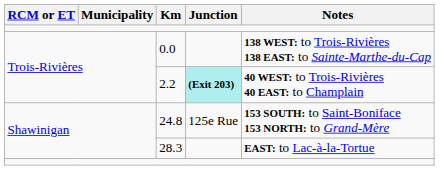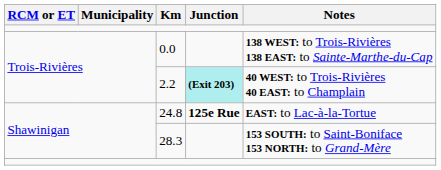(213, 120) normal -> (214, 112) bold
(322, 120) 153 SOUTH: to Saint-Boniface 153 NORTH: to Grand-Mère -> (311, 112) EAST: to Lac-à-la-Tortue
(309, 148) EAST: to Lac-à-la-Tortue -> (324, 141) 153 SOUTH: to Saint-Boniface 153 NORTH: to Grand-Mère
